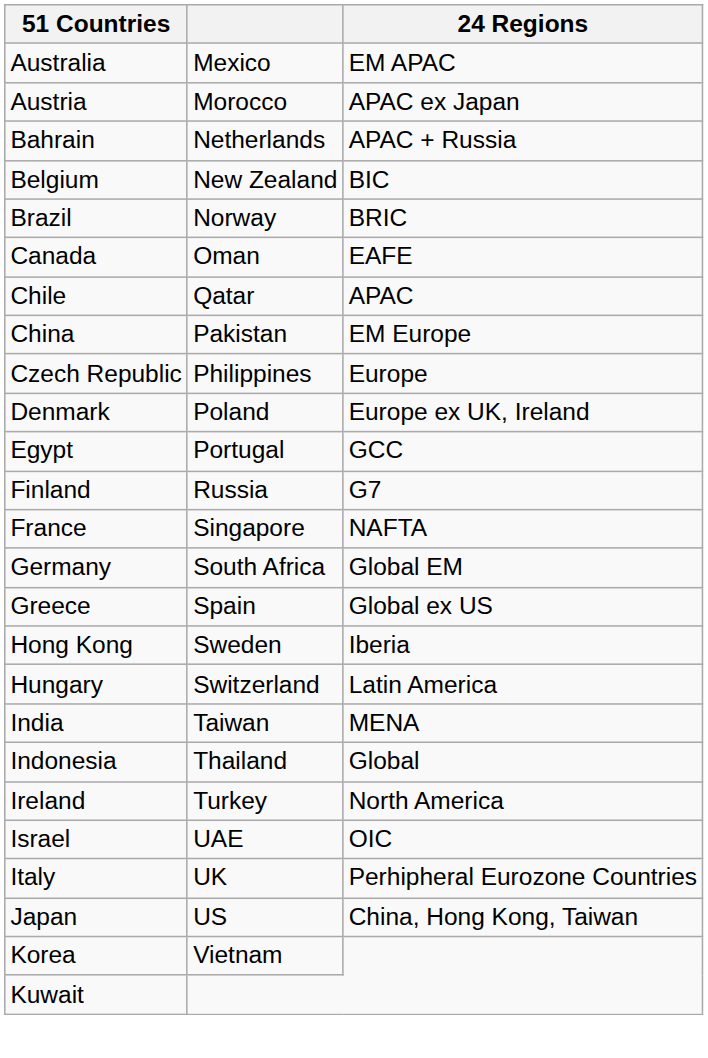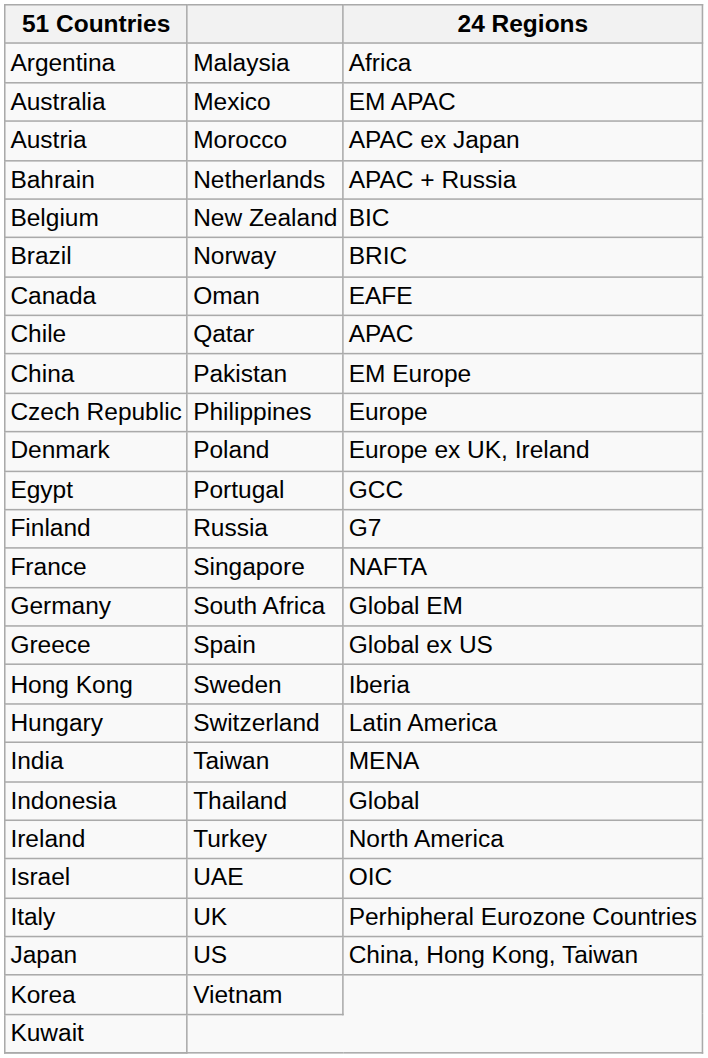+ row: (63, 62)
